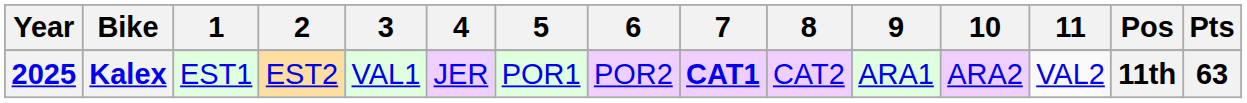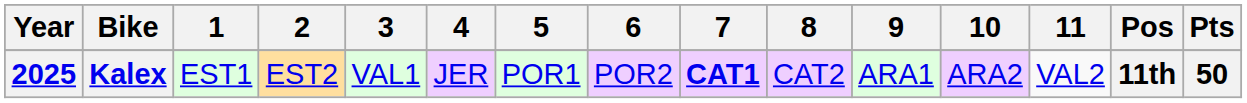(1212, 73) 63 -> (1212, 73) 50
